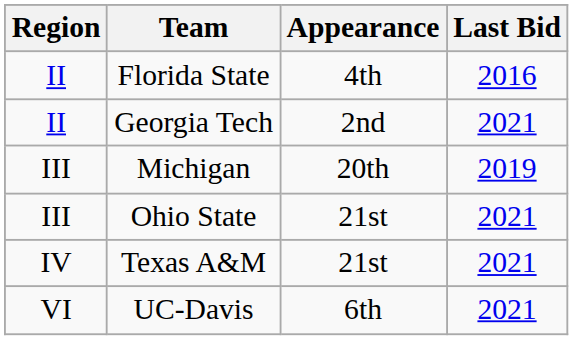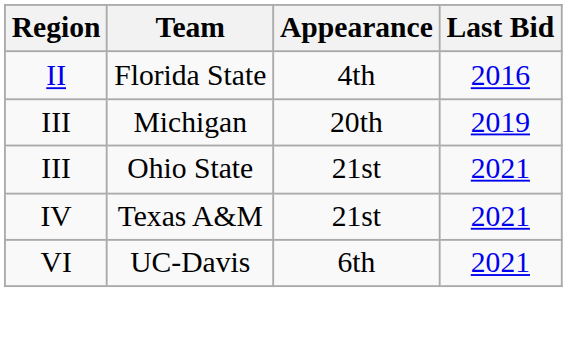- row: (194, 121)
